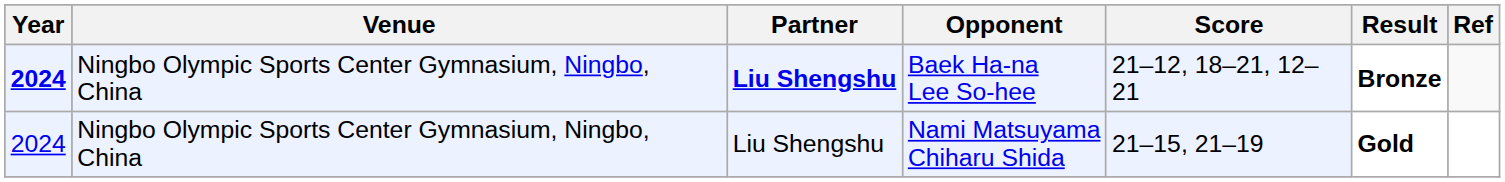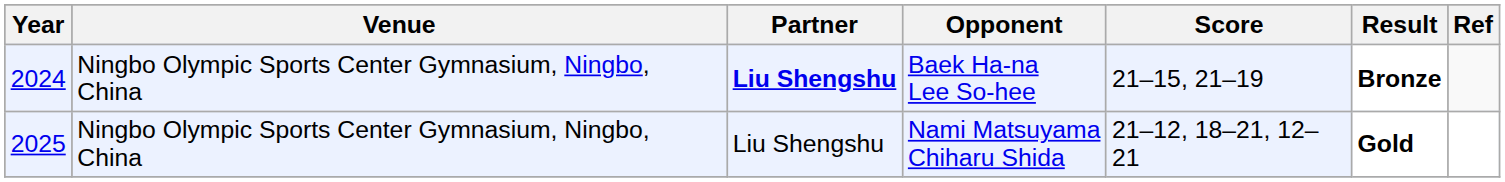(38, 78) bold -> (38, 78) normal
(1215, 78) 21–12, 18–21, 12–21 -> (1188, 78) 21–15, 21–19
(38, 144) 2024 -> (38, 144) 2025
(1188, 144) 21–15, 21–19 -> (1215, 144) 21–12, 18–21, 12–21
